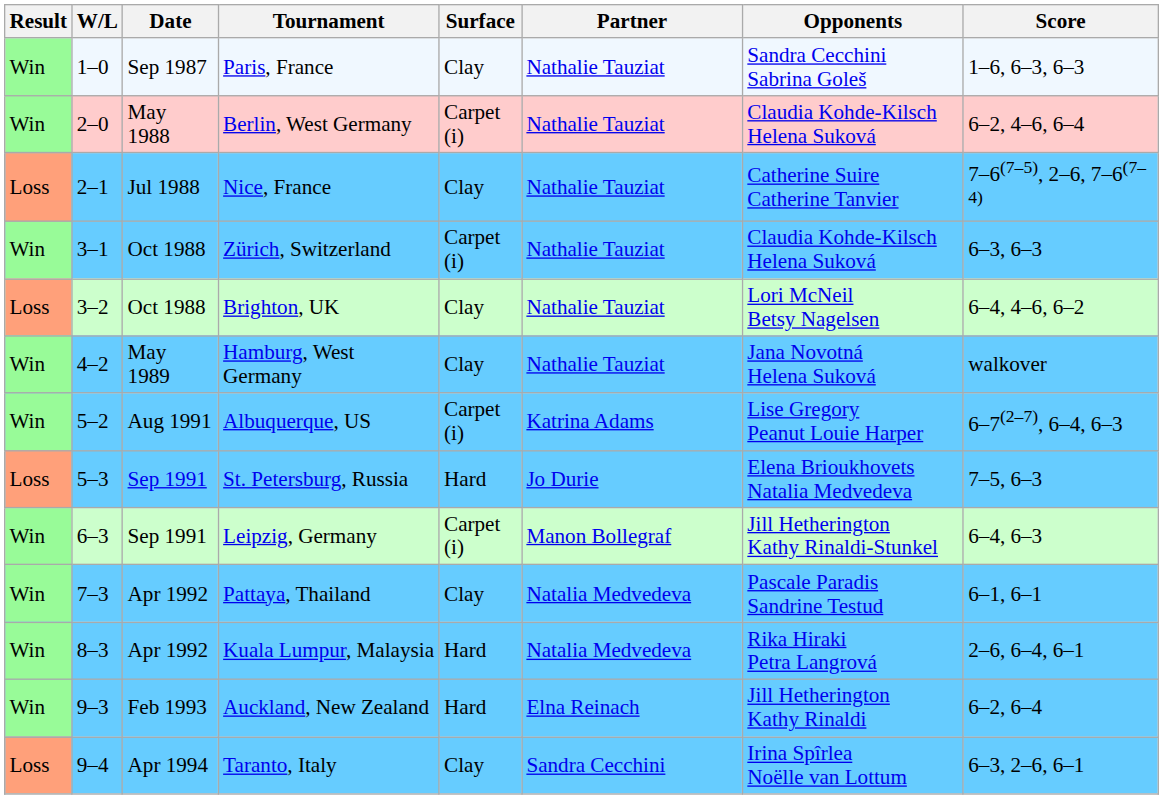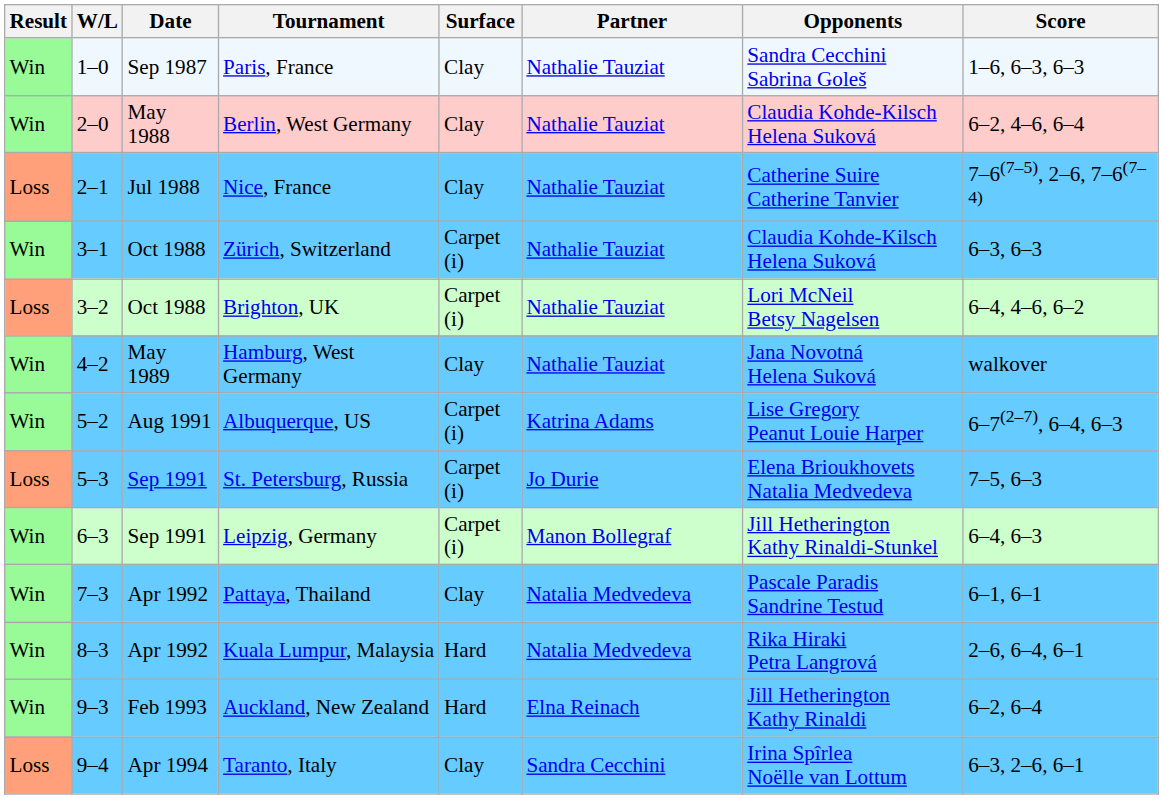(472, 123) Carpet (i) -> (464, 123) Clay
(464, 307) Clay -> (472, 307) Carpet (i)
(465, 478) Hard -> (472, 478) Carpet (i)
